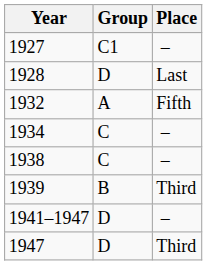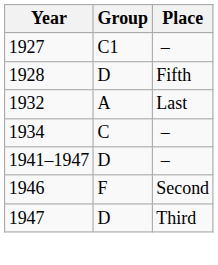(172, 75) Last -> (174, 75) Fifth
(174, 103) Fifth -> (172, 103) Last
- row: (27, 160)
- row: (27, 189)
+ row: (27, 189)
